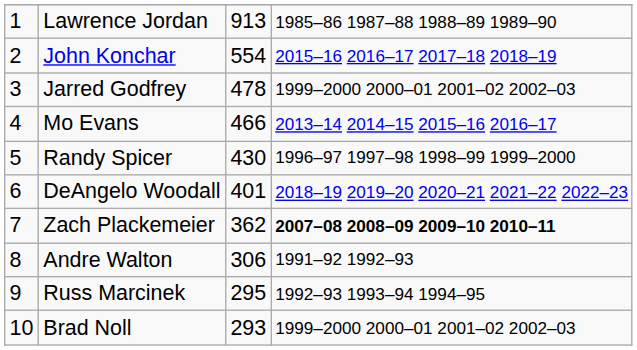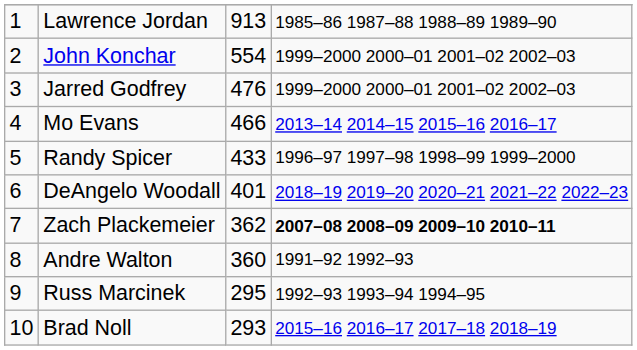(416, 56) 2015–16 2016–17 2017–18 2018–19 -> (425, 56) 1999–2000 2000–01 2001–02 2002–03
(248, 89) 478 -> (248, 89) 476
(248, 157) 430 -> (248, 157) 433
(248, 259) 306 -> (248, 259) 360
(425, 328) 1999–2000 2000–01 2001–02 2002–03 -> (416, 328) 2015–16 2016–17 2017–18 2018–19
